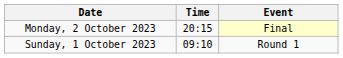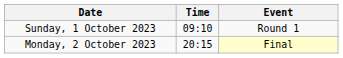rows swapped: (90, 45) <-> (90, 29)
